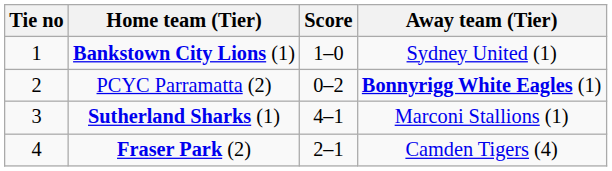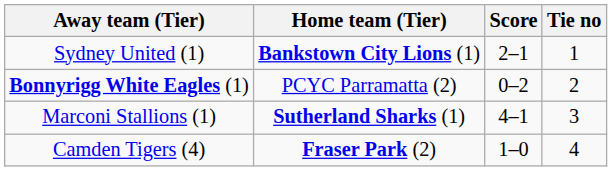columns swapped: (37, 20) <-> (482, 20)
(328, 52) 1–0 -> (514, 52) 2–1
(328, 149) 2–1 -> (514, 149) 1–0
